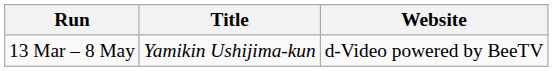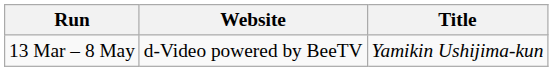columns swapped: (230, 19) <-> (434, 19)
